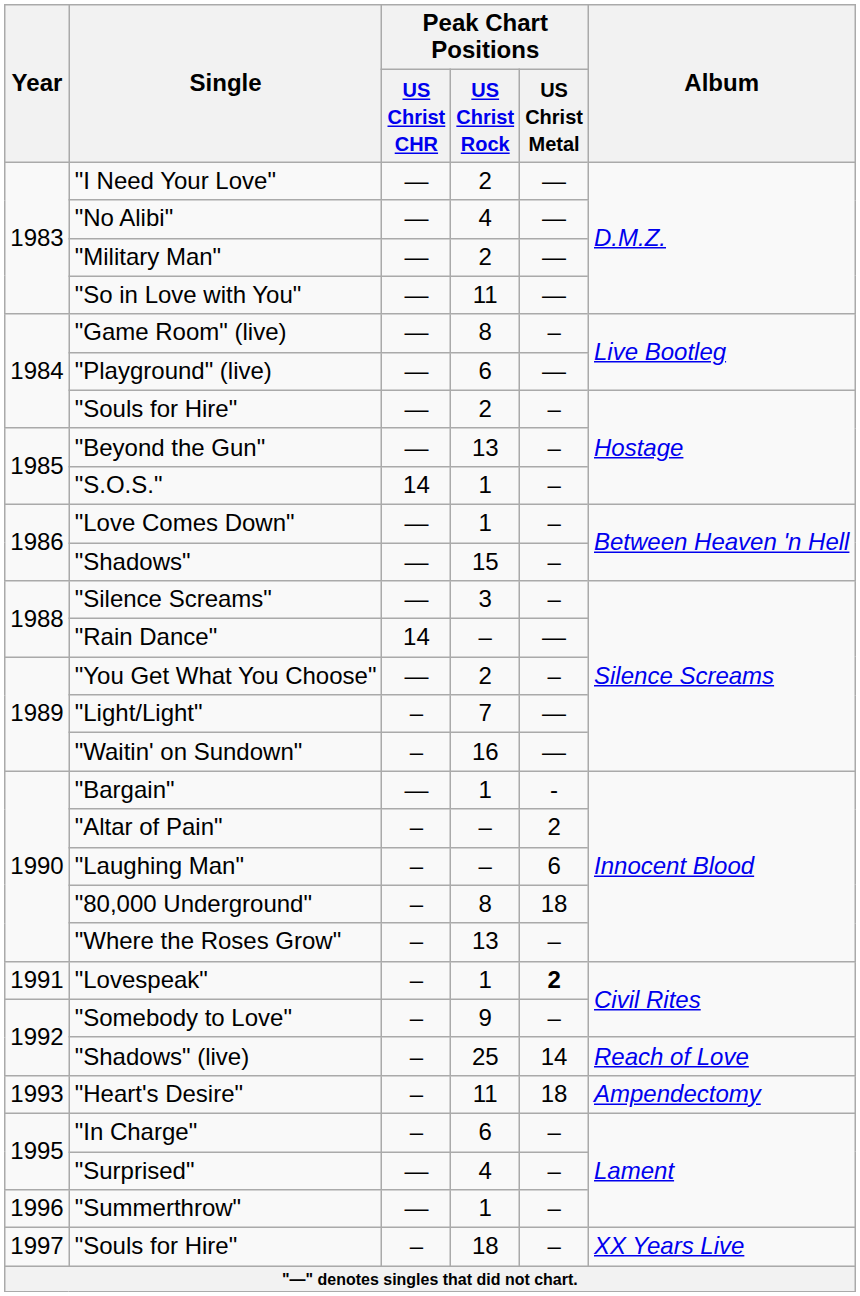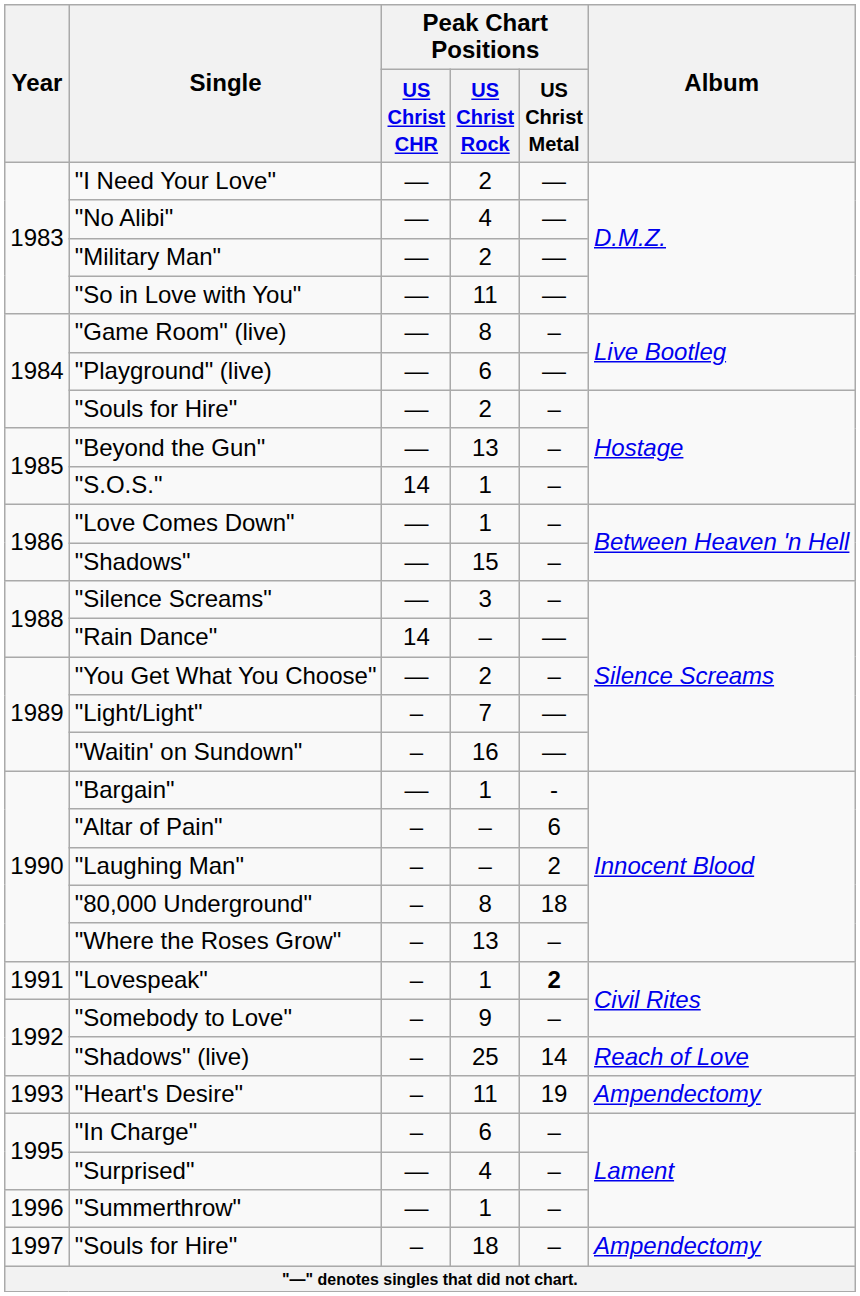(554, 827) 2 -> (554, 827) 6
(554, 865) 6 -> (554, 865) 2
(554, 1094) 18 -> (554, 1094) 19
(669, 1246) XX Years Live -> (677, 1246) Ampendectomy
